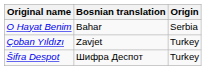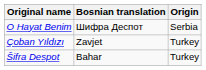(89, 27) Bahar -> (109, 27) Шифра Деспот
(109, 57) Шифра Деспот -> (89, 57) Bahar
